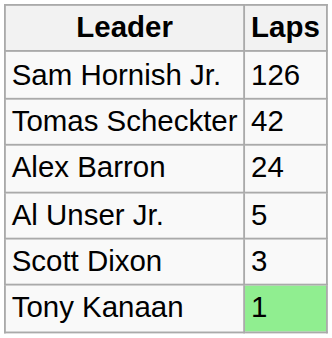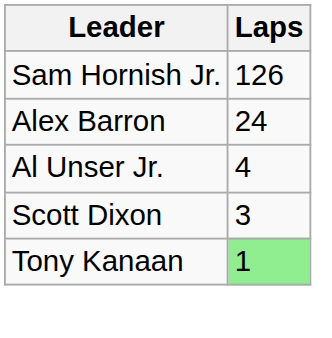- row: (125, 121)
(259, 214) 5 -> (243, 167) 4
